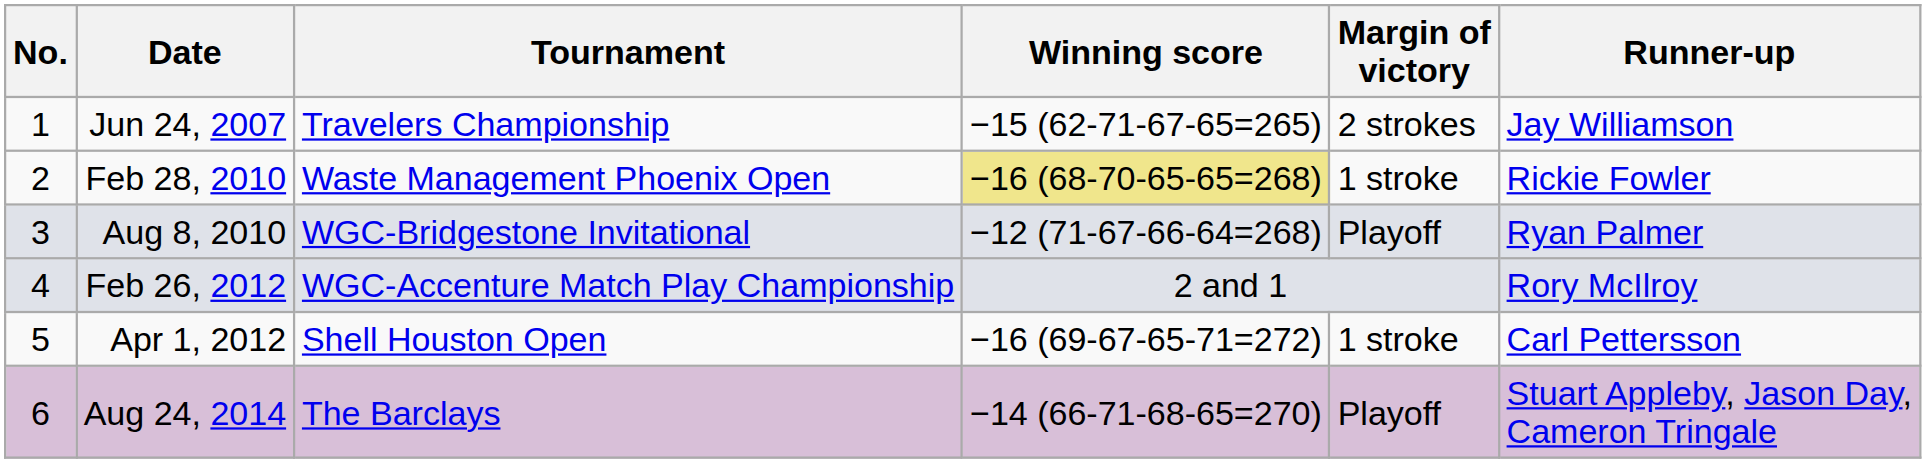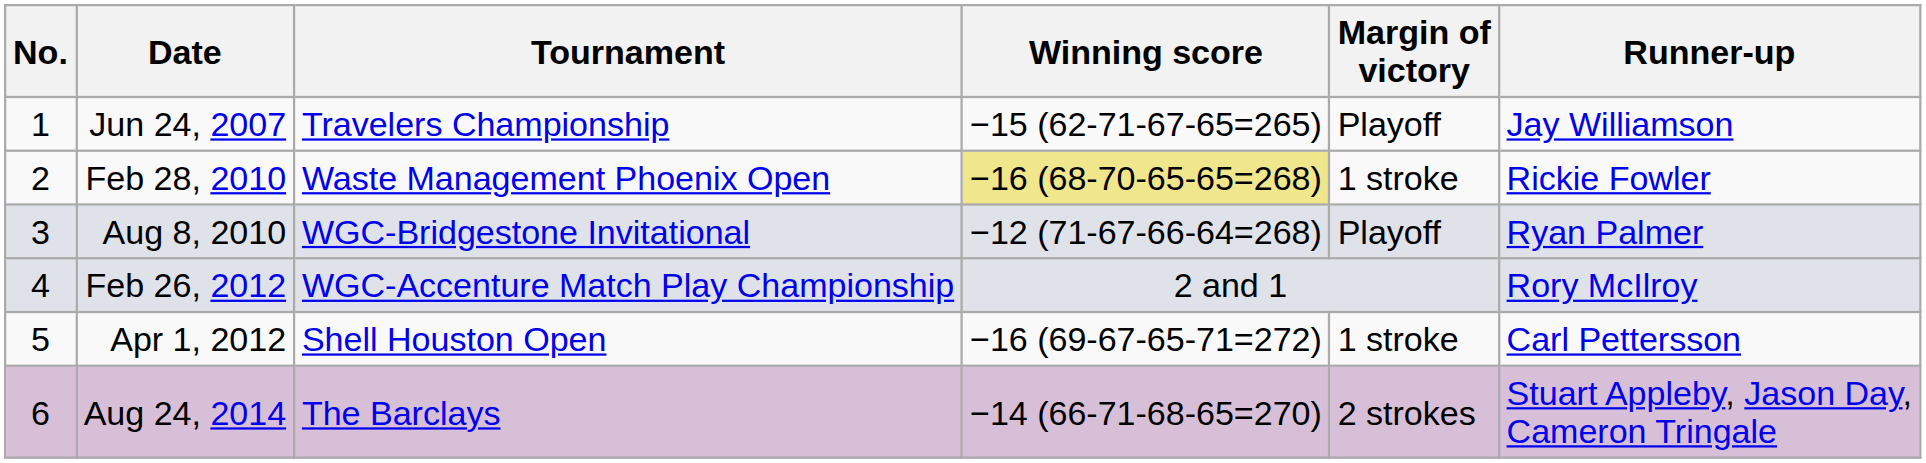(1407, 124) 2 strokes -> (1389, 124) Playoff
(1389, 413) Playoff -> (1407, 413) 2 strokes
